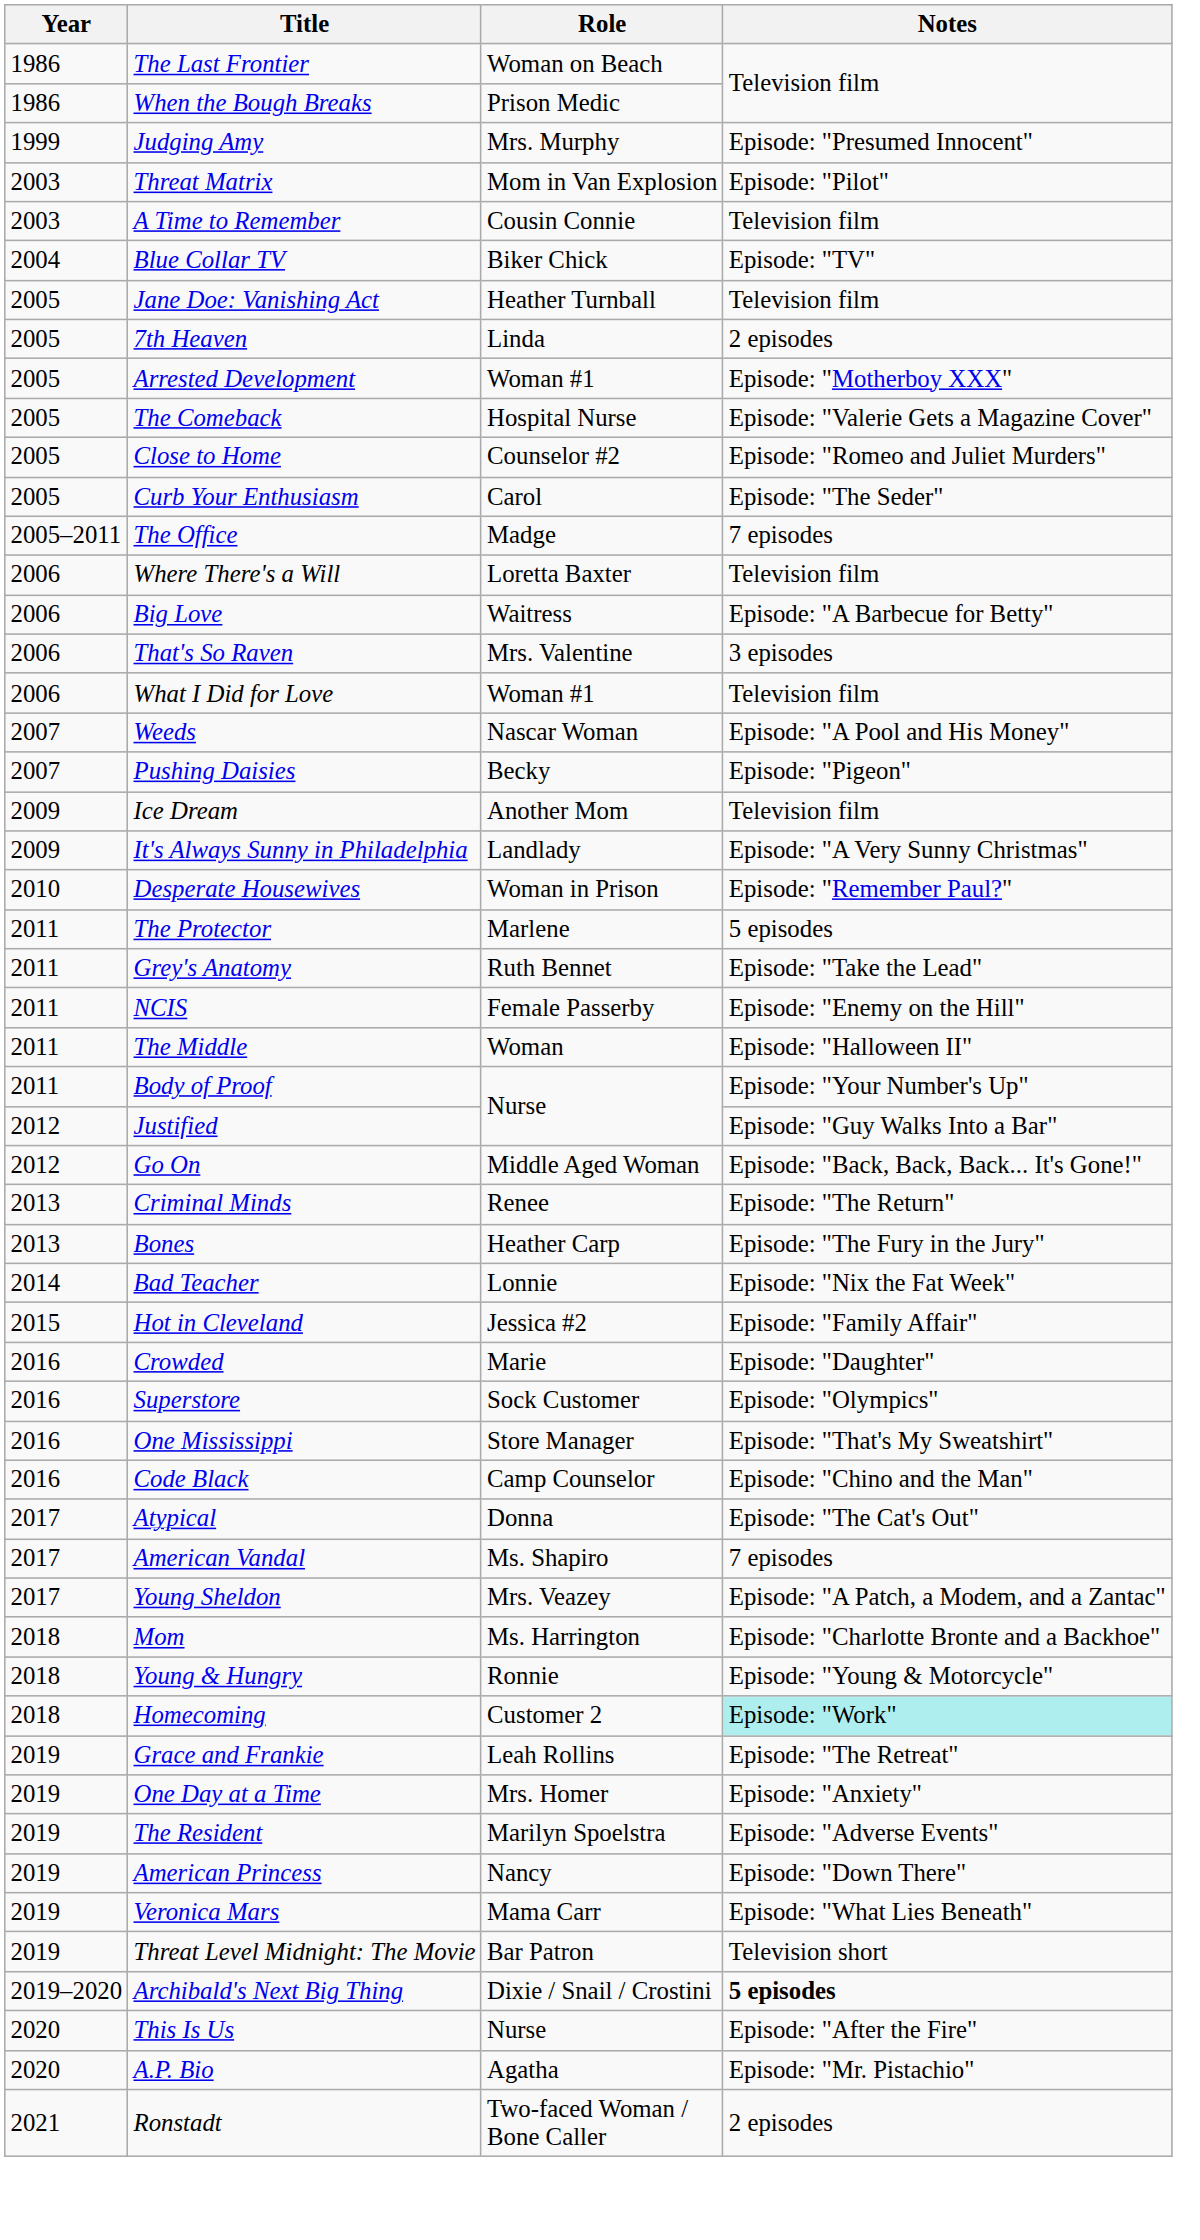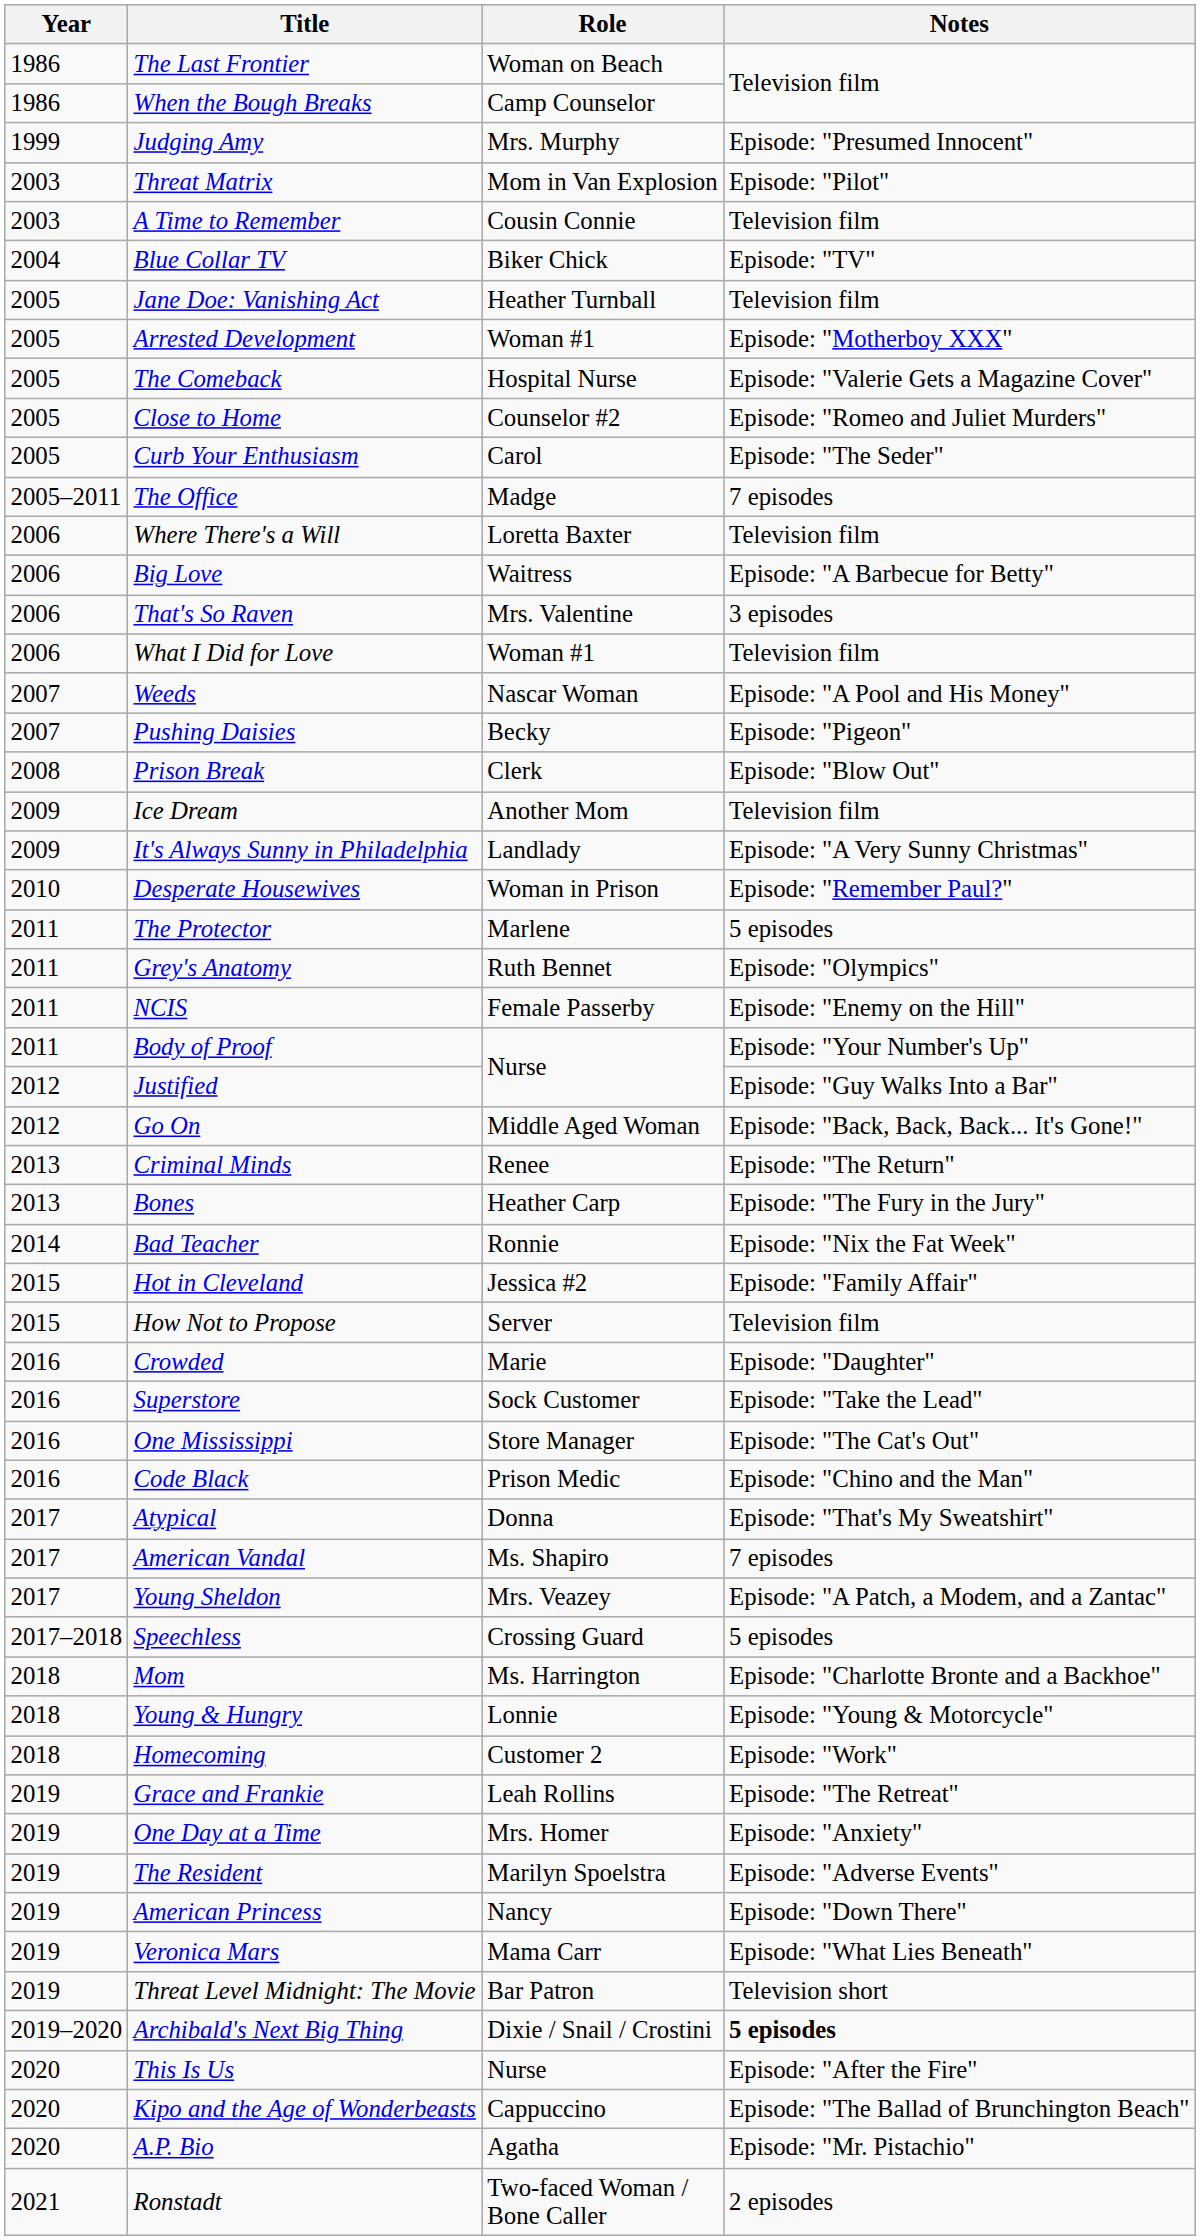(554, 102) Prison Medic -> (571, 102) Camp Counselor
- row: (190, 338)
+ row: (199, 771)
(855, 968) Episode: "Take the Lead" -> (834, 968) Episode: "Olympics"
- row: (190, 1046)
(522, 1282) Lonnie -> (523, 1243) Ronnie
+ row: (235, 1322)
(834, 1400) Episode: "Olympics" -> (856, 1400) Episode: "Take the Lead"
(891, 1440) Episode: "That's My Sweatshirt" -> (854, 1440) Episode: "The Cat's Out"
(571, 1479) Camp Counselor -> (554, 1479) Prison Medic
(854, 1518) Episode: "The Cat's Out" -> (891, 1518) Episode: "That's My Sweatshirt"
+ row: (187, 1636)
(523, 1676) Ronnie -> (522, 1715) Lonnie
(813, 1715) paleturquoise background -> (813, 1754) no background
+ row: (305, 2108)
